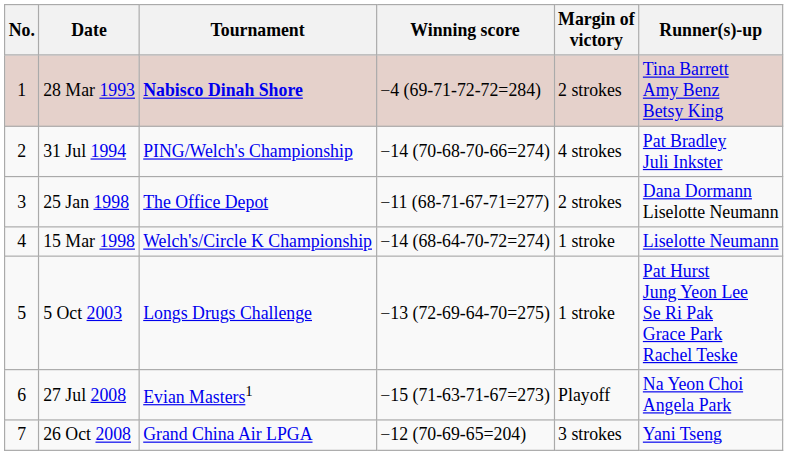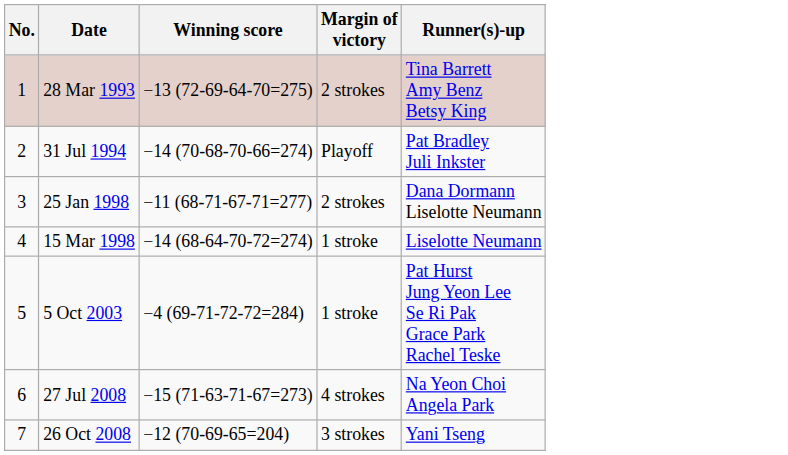- column: (258, 29)
(461, 90) −4 (69-71-72-72=284) -> (228, 90) −13 (72-69-64-70=275)
(590, 151) 4 strokes -> (347, 151) Playoff
(465, 313) −13 (72-69-64-70=275) -> (224, 313) −4 (69-71-72-72=284)
(584, 395) Playoff -> (353, 395) 4 strokes
